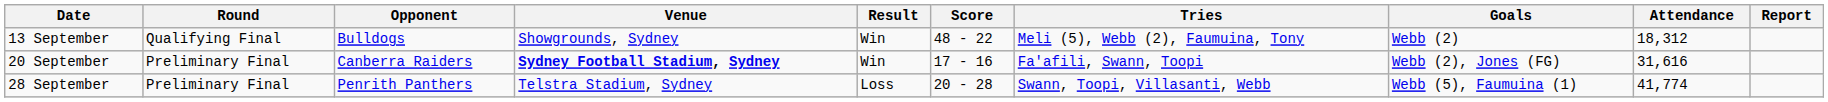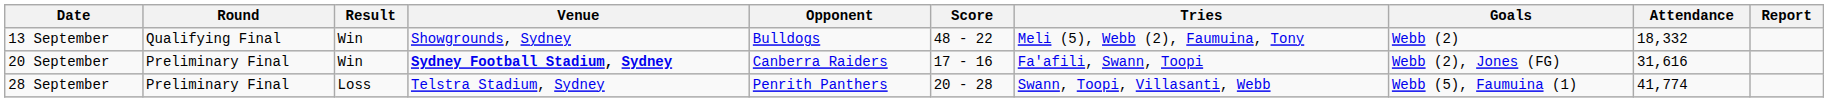columns swapped: (424, 16) <-> (893, 16)
(1662, 39) 18,312 -> (1662, 39) 18,332
